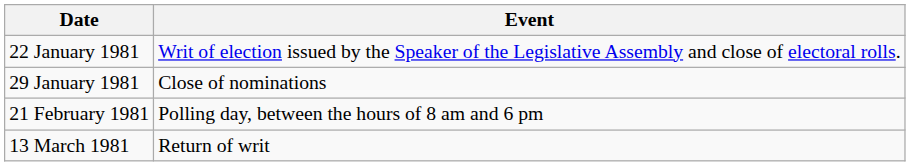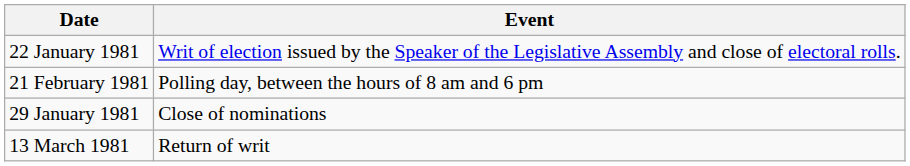rows swapped: (74, 82) <-> (79, 113)
